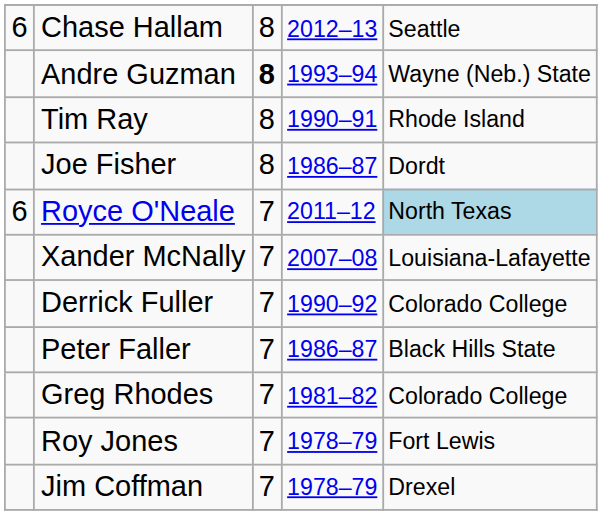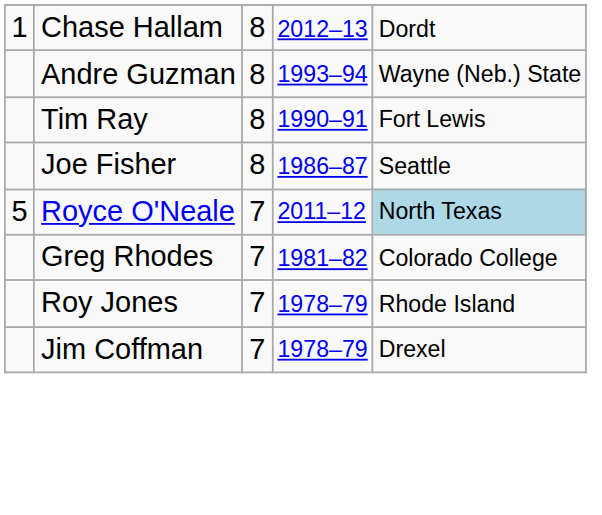(20, 27) 6 -> (20, 27) 1
(424, 28) Seattle -> (407, 28) Dordt
(267, 73) bold -> (257, 73) normal
(457, 120) Rhode Island -> (432, 120) Fort Lewis
(417, 166) Dordt -> (415, 166) Seattle
(20, 211) 6 -> (20, 211) 5
- row: (143, 257)
- row: (127, 303)
- row: (116, 348)
(442, 441) Fort Lewis -> (447, 303) Rhode Island
